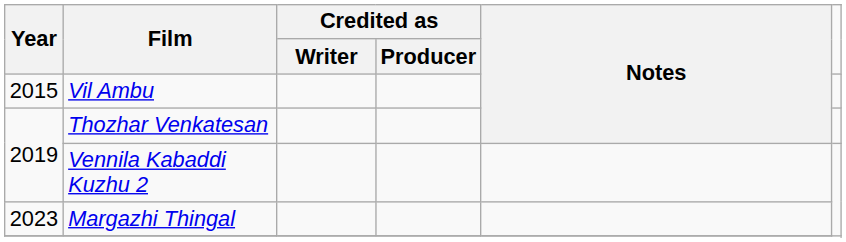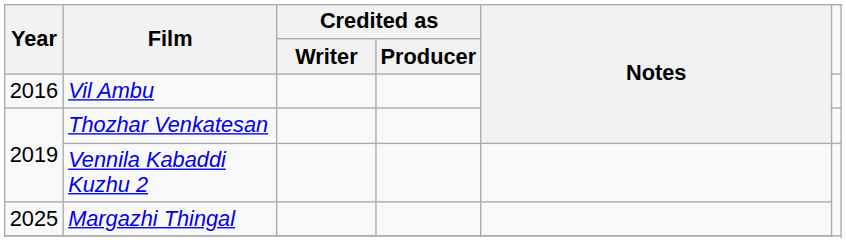(34, 90) 2015 -> (34, 90) 2016
(34, 218) 2023 -> (34, 218) 2025
